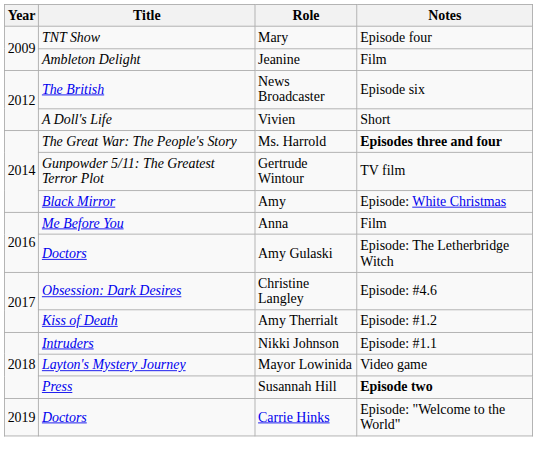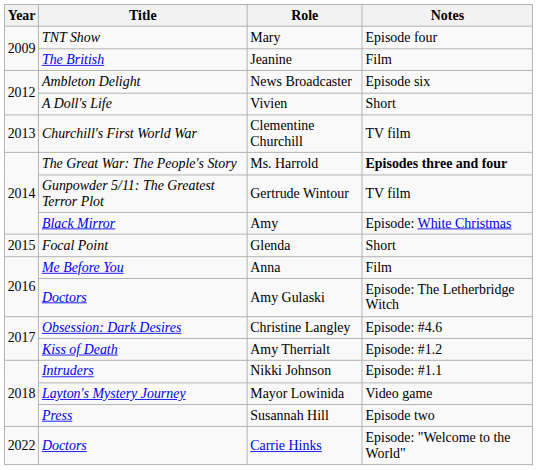(91, 59) Ambleton Delight -> (73, 59) The British
(73, 89) The British -> (91, 81) Ambleton Delight
+ row: (282, 133)
+ row: (270, 245)
(396, 387) bold -> (400, 415) normal
(22, 417) 2019 -> (22, 445) 2022
